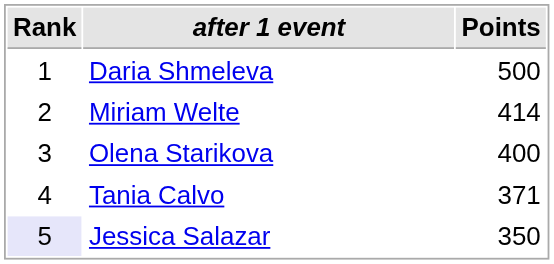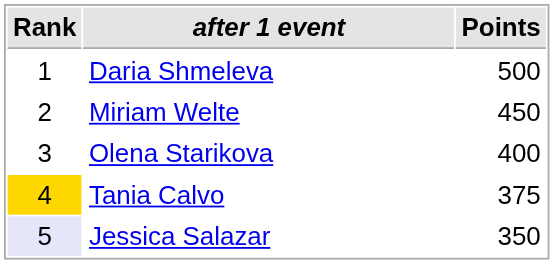(519, 112) 414 -> (519, 112) 450
(45, 195) no background -> (45, 195) gold background
(519, 195) 371 -> (519, 195) 375
